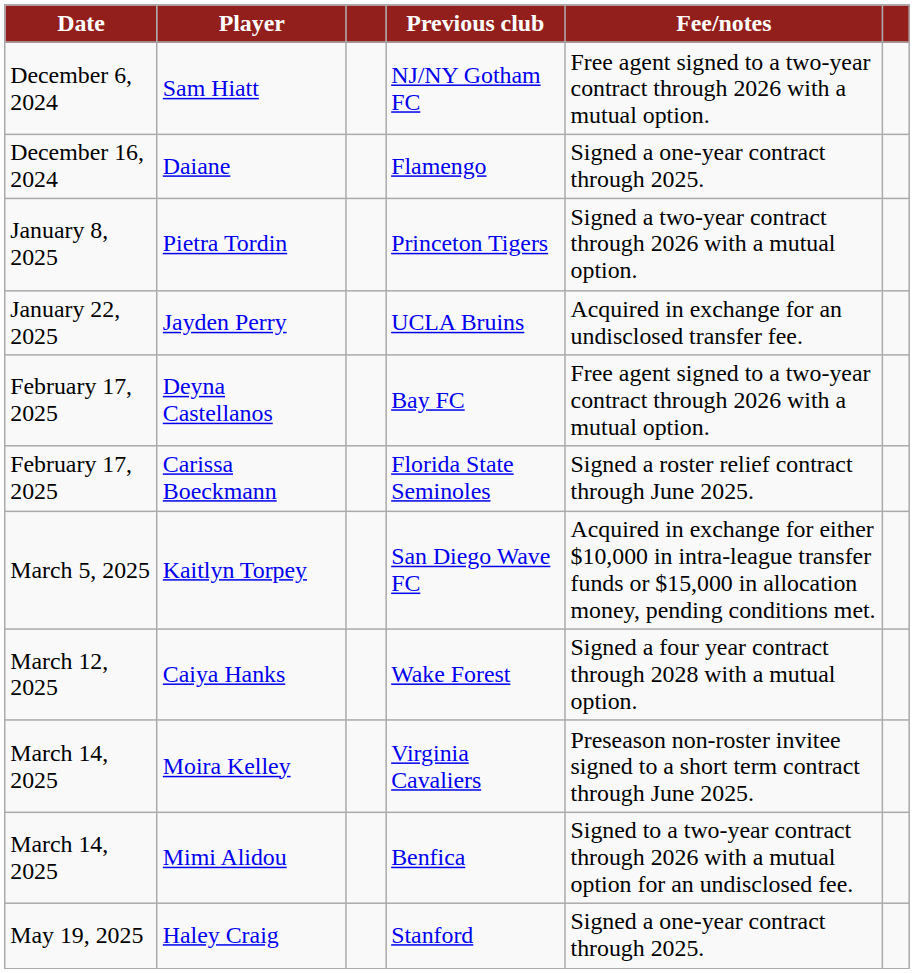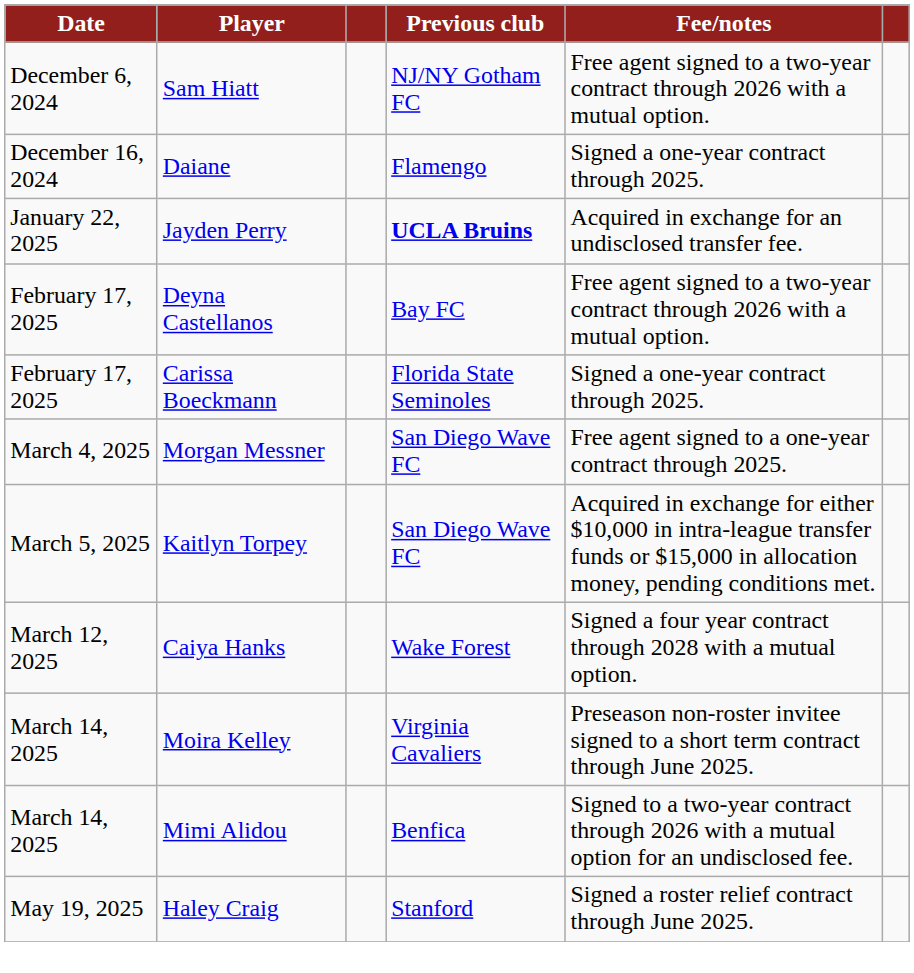- row: (225, 244)
(458, 322) normal -> (462, 230) bold
(712, 478) Signed a roster relief contract through June 2025. -> (698, 386) Signed a one-year contract through 2025.
+ row: (244, 451)
(698, 935) Signed a one-year contract through 2025. -> (712, 908) Signed a roster relief contract through June 2025.
